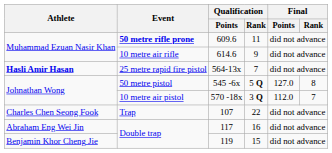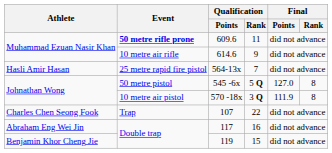(40, 69) bold -> (38, 69) normal
(284, 98) 112.0 -> (284, 98) 111.9
(313, 98) 7 -> (313, 98) 8
